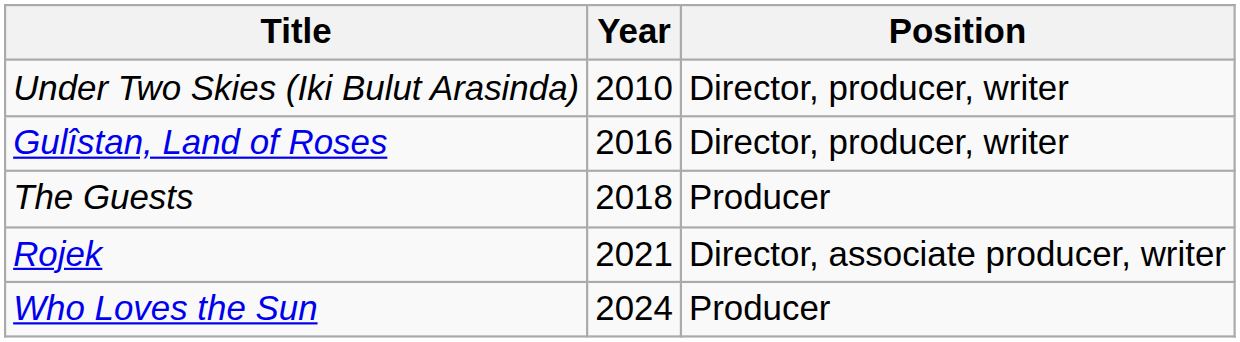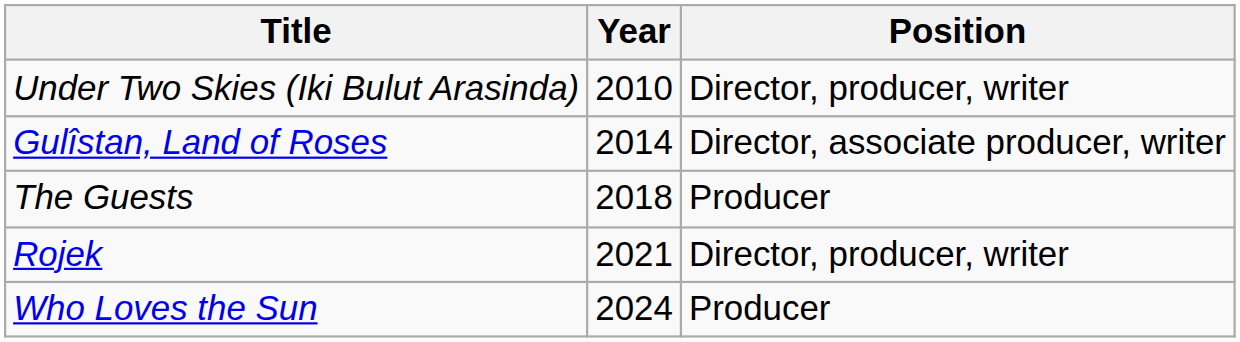(634, 142) 2016 -> (634, 142) 2014
(879, 142) Director, producer, writer -> (957, 142) Director, associate producer, writer
(957, 253) Director, associate producer, writer -> (879, 253) Director, producer, writer
